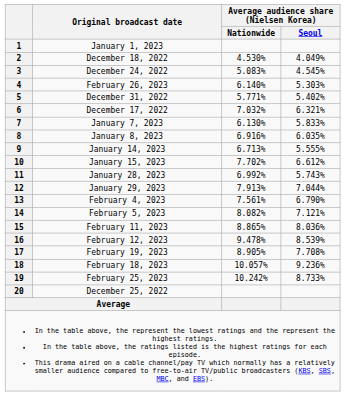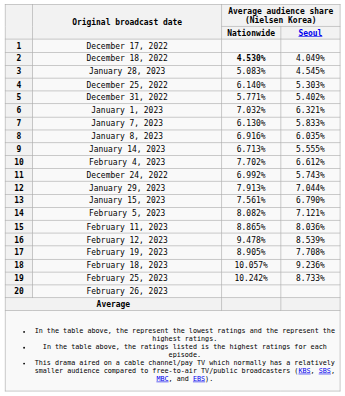(127, 46) January 1, 2023 -> (127, 46) December 17, 2022
(251, 59) normal -> (251, 59) bold
(127, 72) December 24, 2022 -> (127, 72) January 28, 2023
(127, 85) February 26, 2023 -> (127, 85) December 25, 2022
(127, 110) December 17, 2022 -> (127, 110) January 1, 2023
(127, 162) January 15, 2023 -> (127, 162) February 4, 2023
(127, 175) January 28, 2023 -> (127, 175) December 24, 2022
(127, 201) February 4, 2023 -> (127, 201) January 15, 2023
(127, 291) December 25, 2022 -> (127, 291) February 26, 2023
